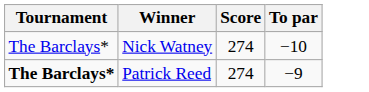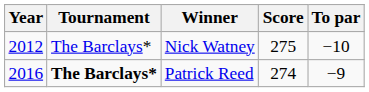+ column: (26, 18)
(241, 45) 274 -> (283, 45) 275
